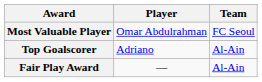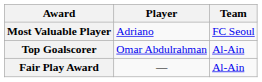(162, 31) Omar Abdulrahman -> (135, 31) Adriano
(135, 49) Adriano -> (162, 49) Omar Abdulrahman
